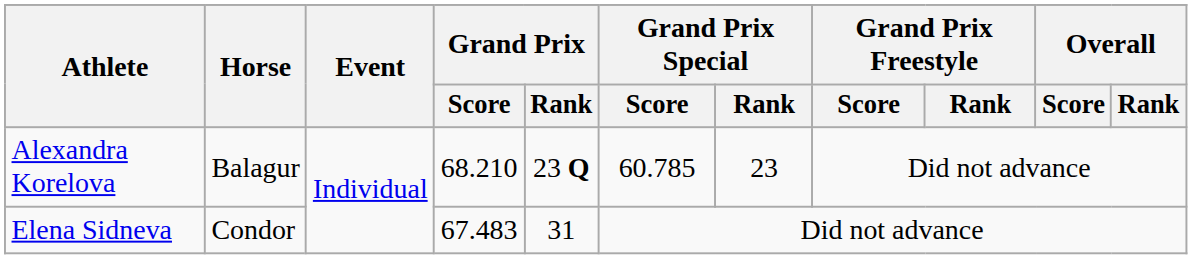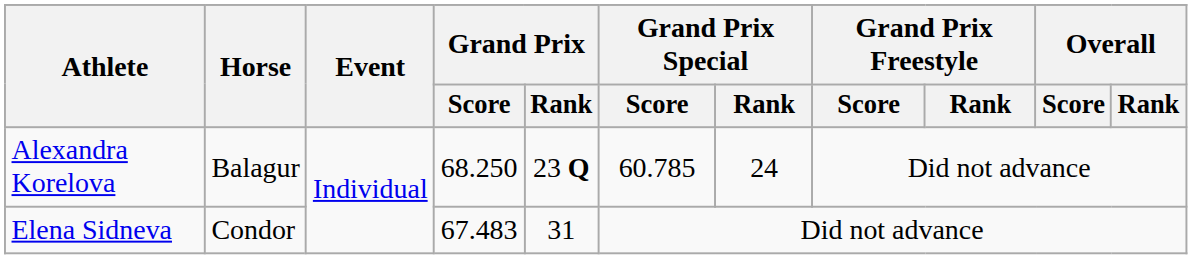(479, 167) 68.210 -> (479, 167) 68.250
(764, 167) 23 -> (764, 167) 24
